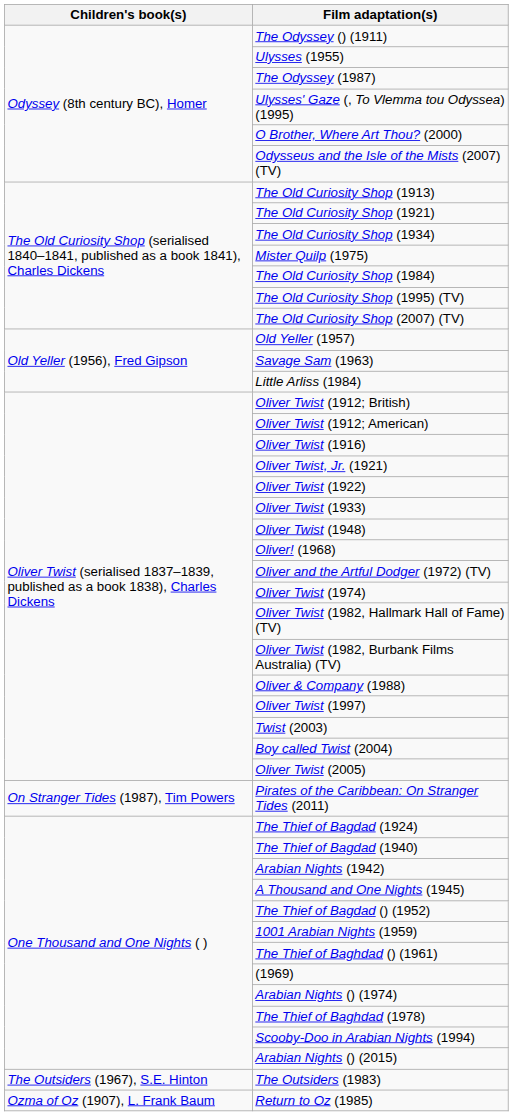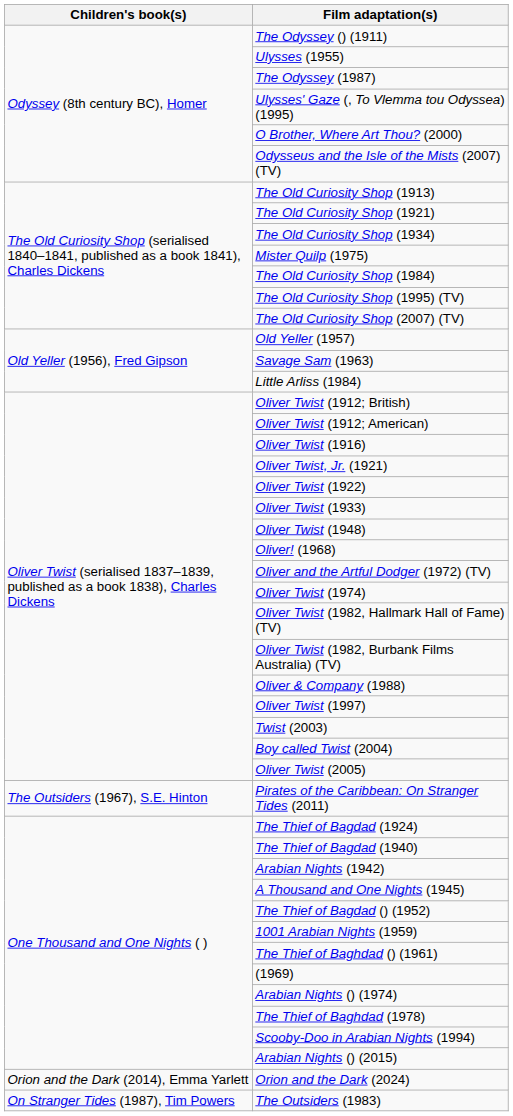(121, 798) On Stranger Tides (1987), Tim Powers -> (107, 798) The Outsiders (1967), S.E. Hinton
+ row: (332, 1079)
(107, 1079) The Outsiders (1967), S.E. Hinton -> (121, 1100) On Stranger Tides (1987), Tim Powers
- row: (314, 1100)
